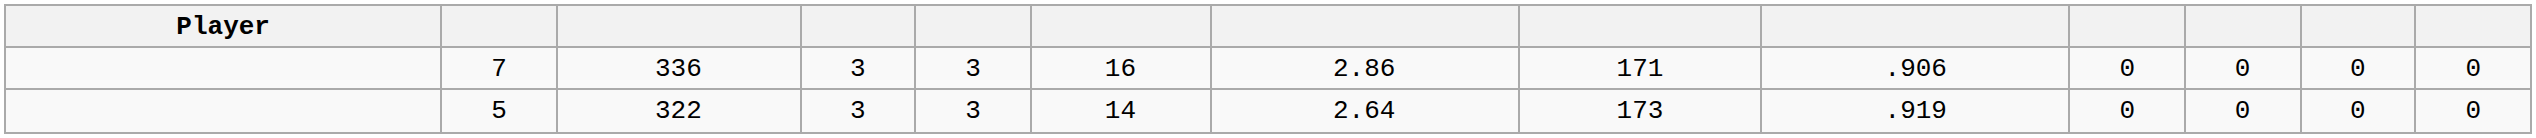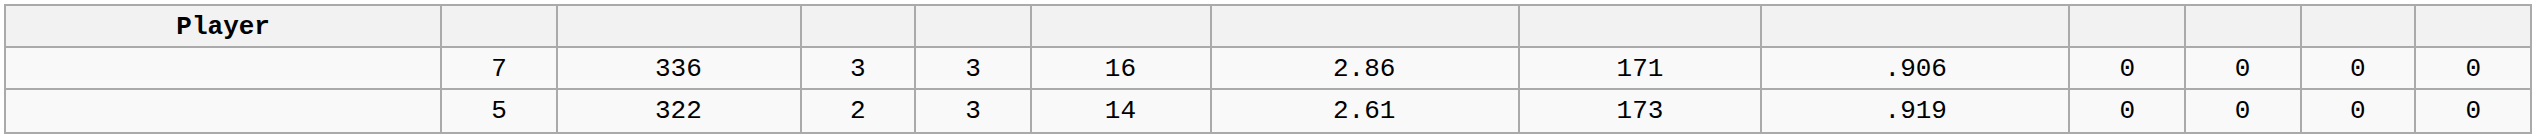(858, 111) 3 -> (858, 111) 2
(1364, 111) 2.64 -> (1364, 111) 2.61
